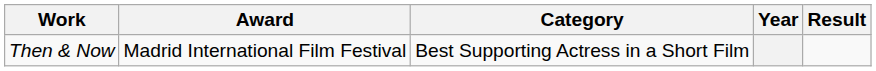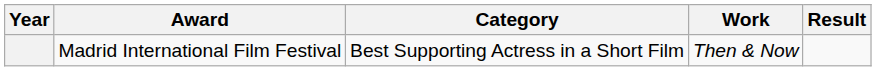columns swapped: (778, 19) <-> (62, 19)
